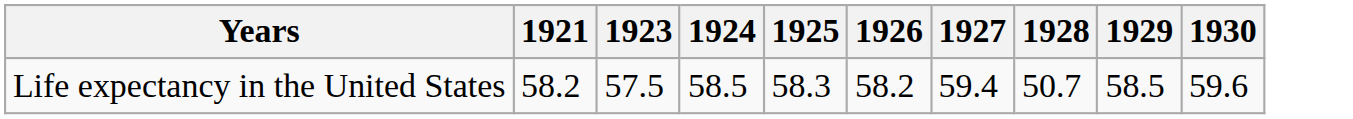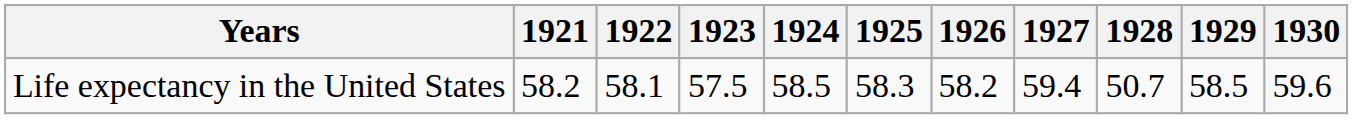+ column: (639, 31)
